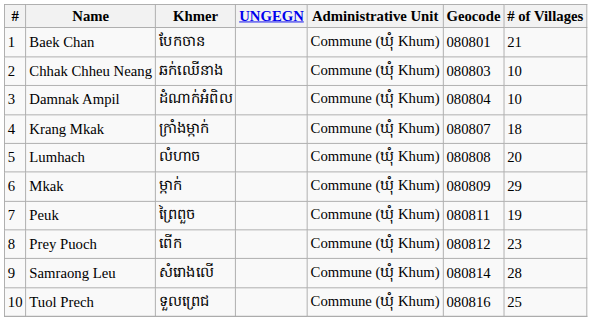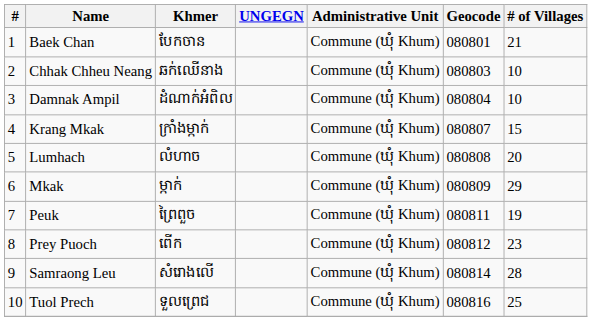(515, 128) 18 -> (515, 128) 15
